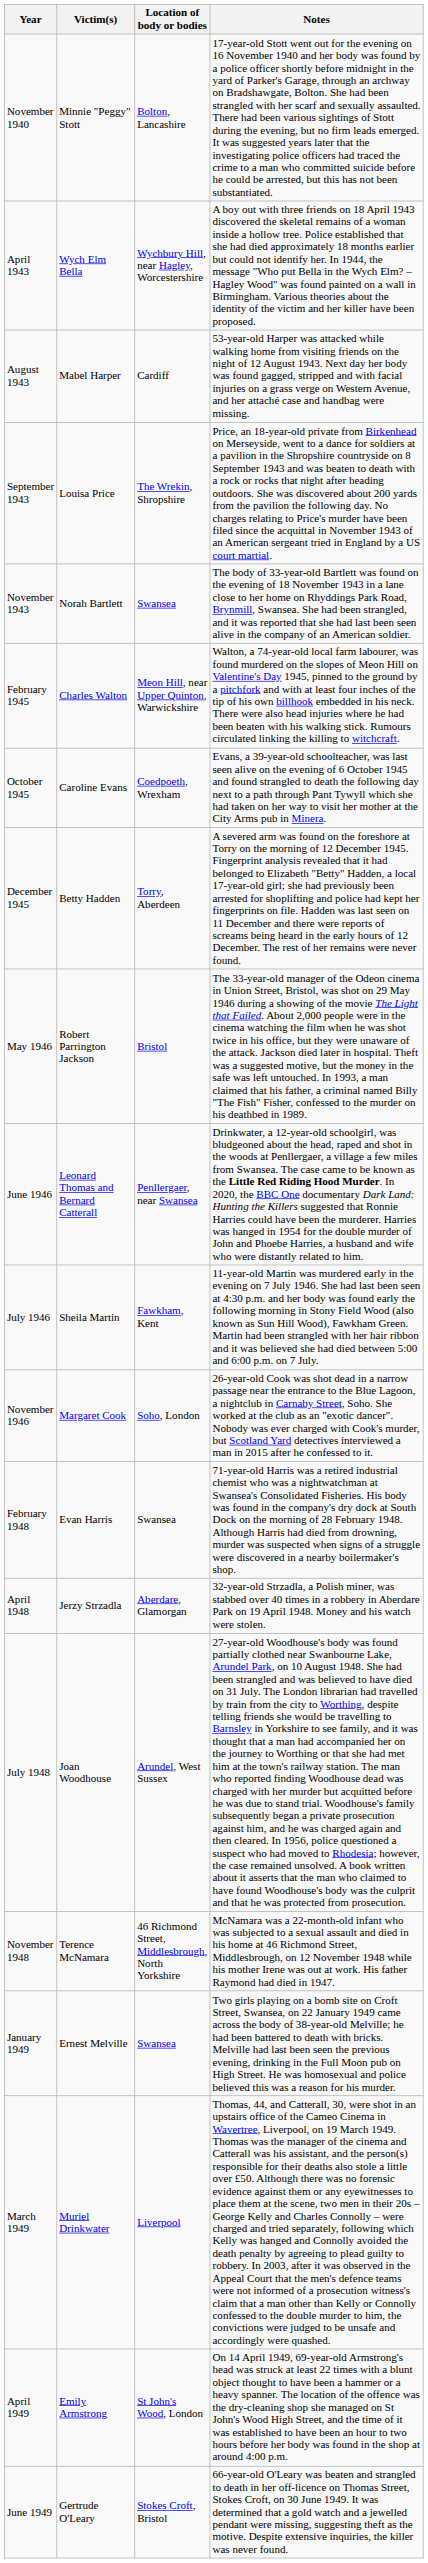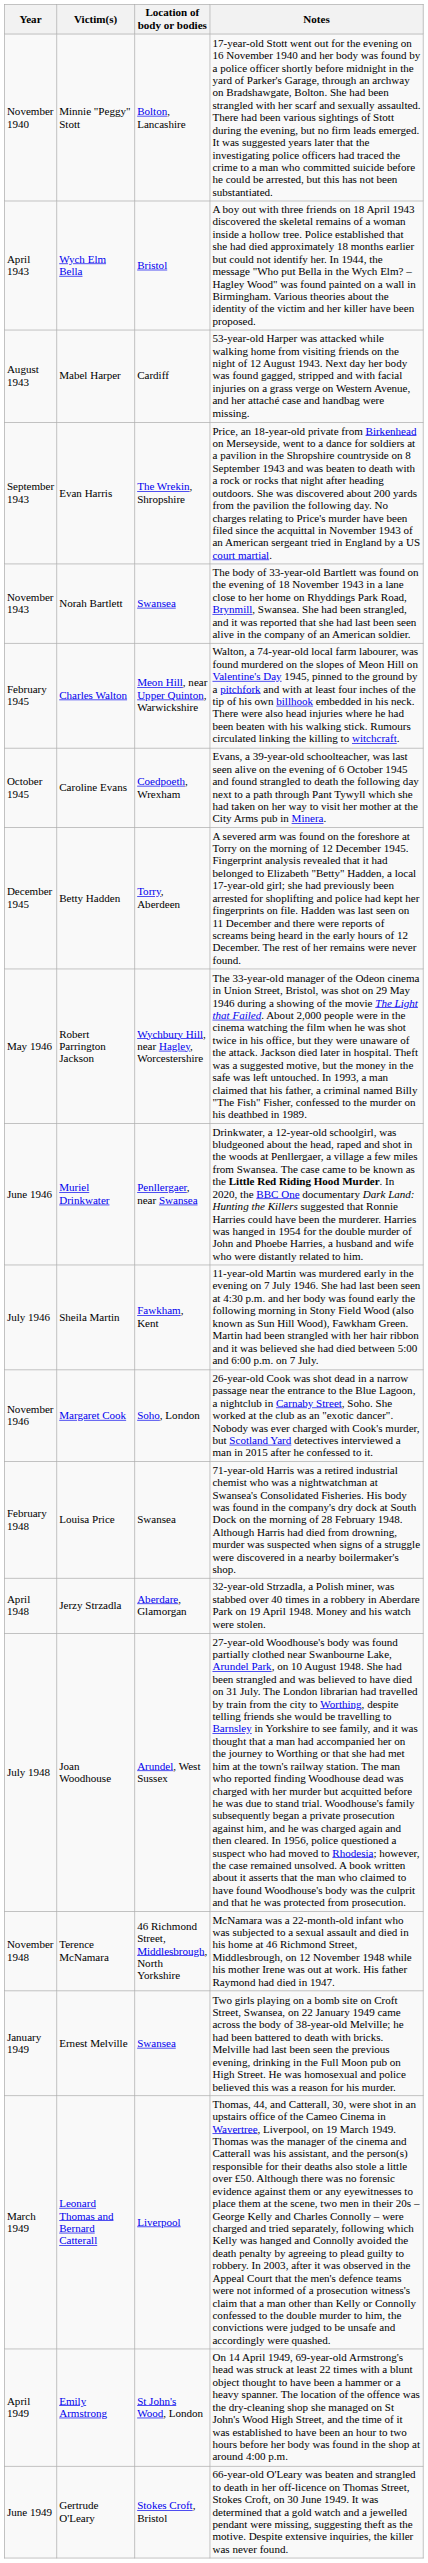(171, 265) Wychbury Hill, near Hagley, Worcestershire -> (152, 265) Bristol
(87, 493) Louisa Price -> (86, 493) Evan Harris
(152, 1046) Bristol -> (171, 1046) Wychbury Hill, near Hagley, Worcestershire
(86, 1194) Leonard Thomas and Bernard Catterall -> (84, 1194) Muriel Drinkwater
(86, 1520) Evan Harris -> (87, 1520) Louisa Price
(84, 2222) Muriel Drinkwater -> (86, 2222) Leonard Thomas and Bernard Catterall
